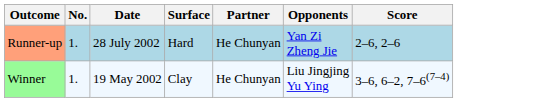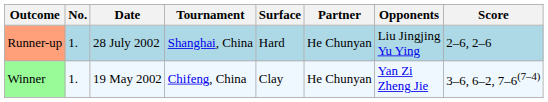+ column: (210, 14)
(312, 42) Yan Zi Zheng Jie -> (409, 42) Liu Jingjing Yu Ying
(318, 78) Liu Jingjing Yu Ying -> (403, 78) Yan Zi Zheng Jie
